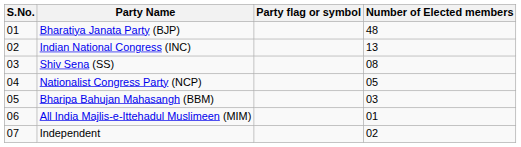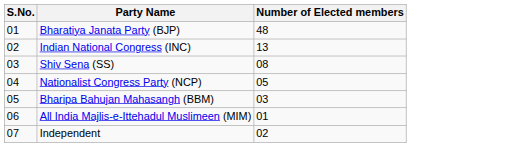- column: (309, 13)
